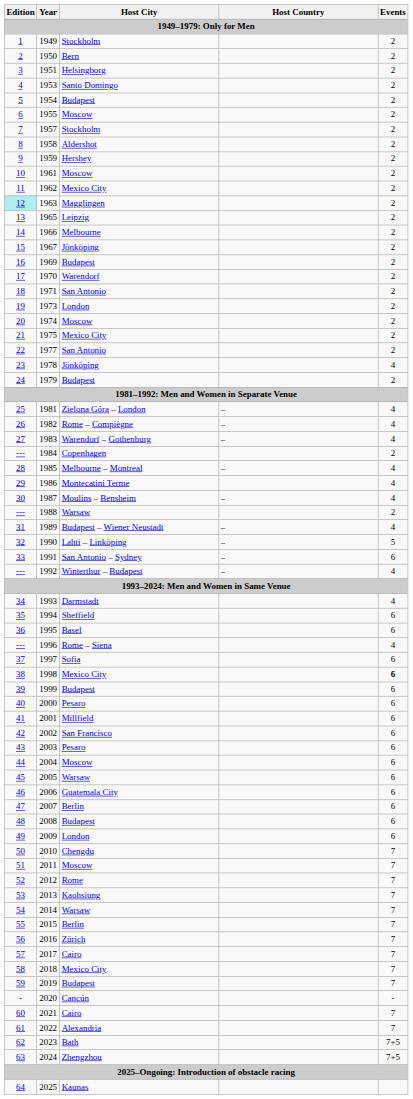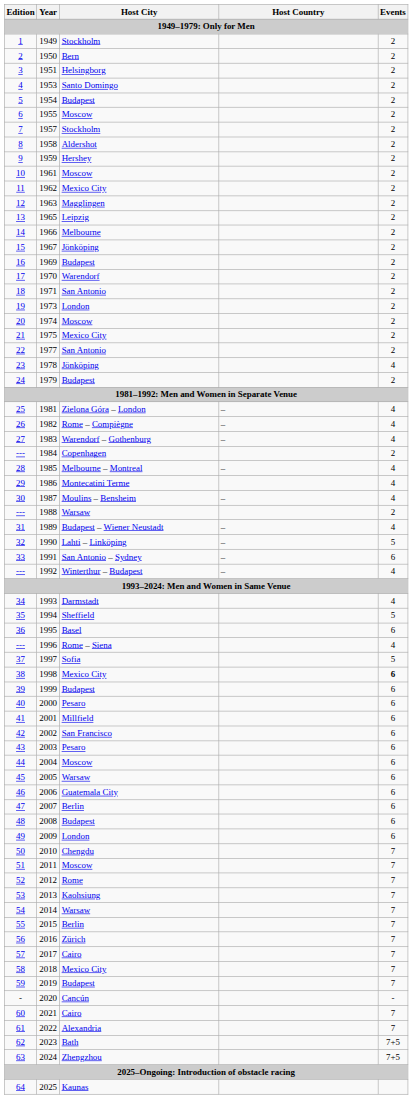(21, 203) paleturquoise background -> (21, 203) no background
(393, 615) 6 -> (393, 615) 5
(393, 660) 6 -> (393, 660) 5
